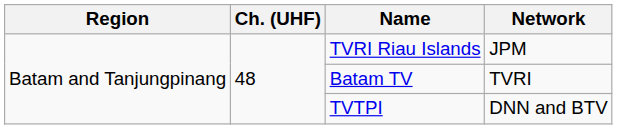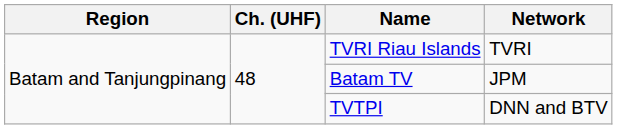(508, 49) JPM -> (510, 49) TVRI
(510, 78) TVRI -> (508, 78) JPM
